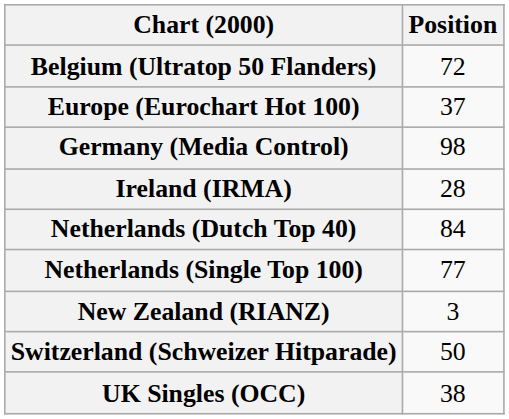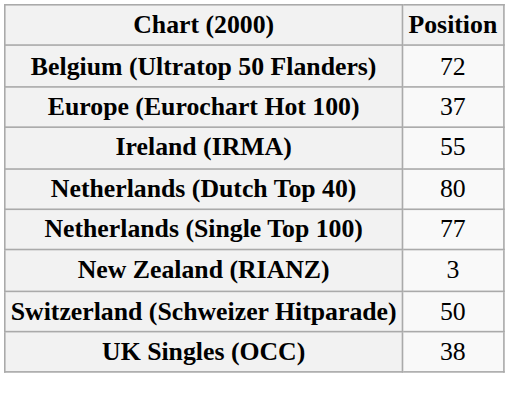- row: (204, 147)
(453, 188) 28 -> (453, 147) 55
(453, 229) 84 -> (453, 188) 80
